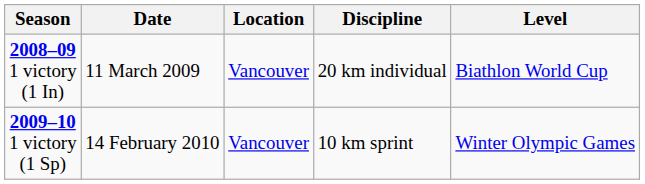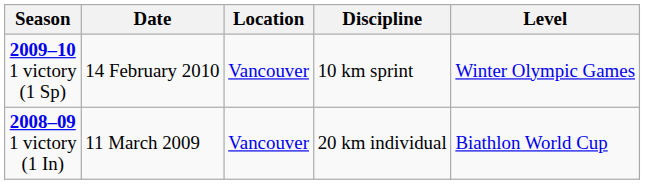rows swapped: (43, 70) <-> (43, 143)
